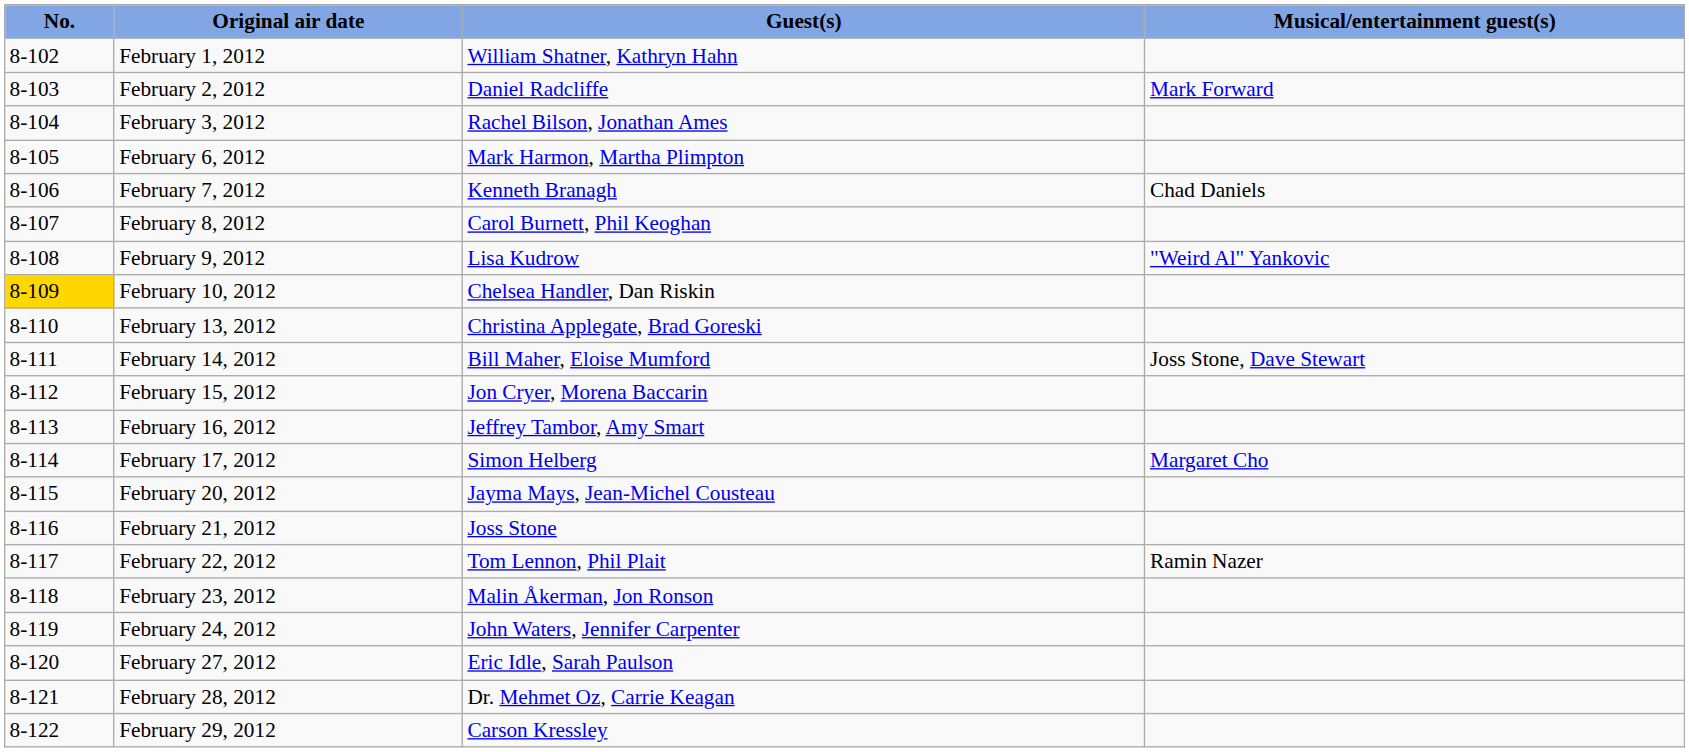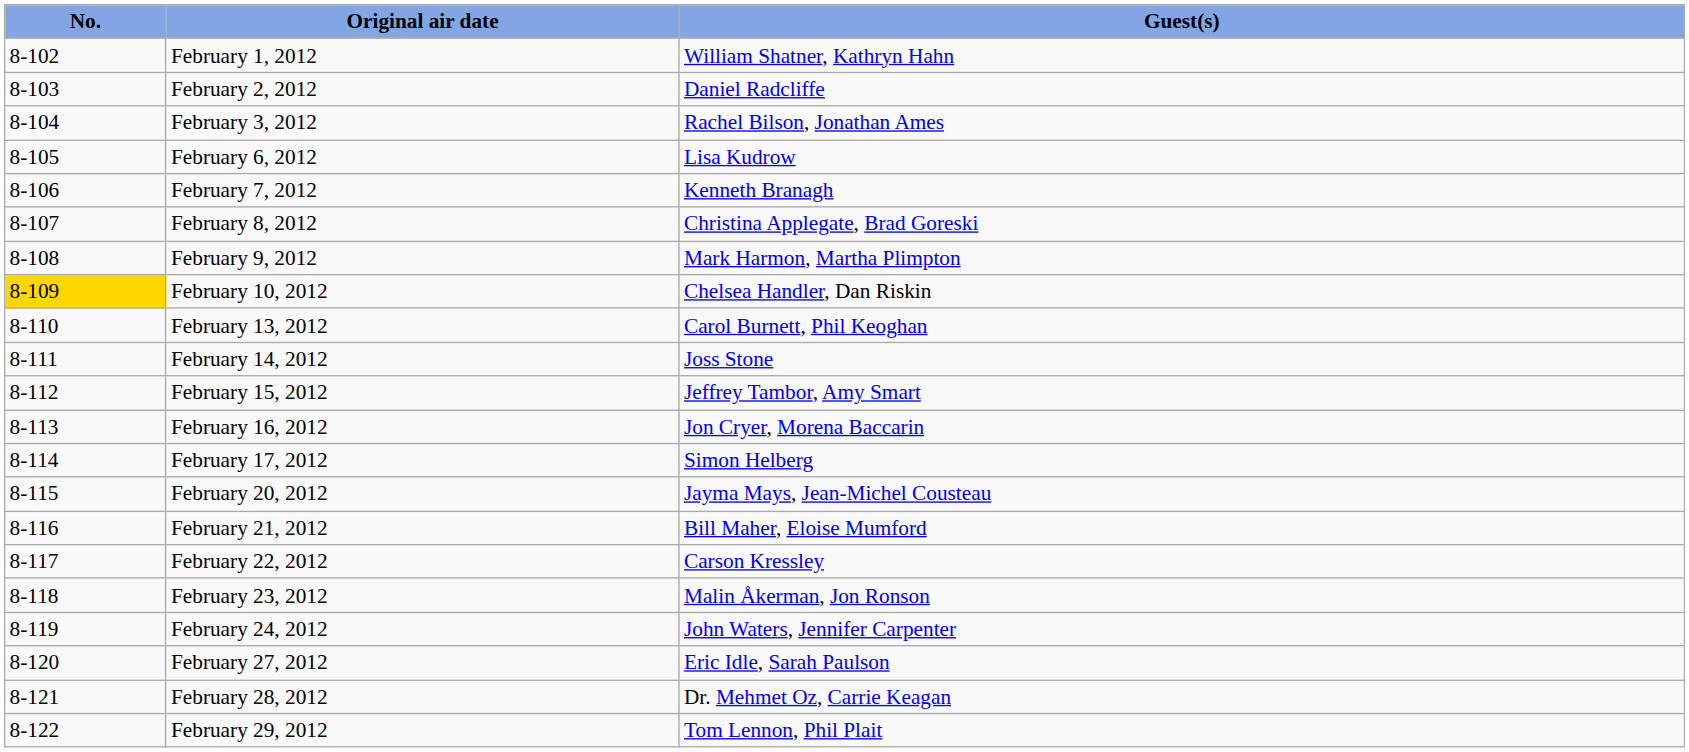- column: (1415, 21)
(606, 156) Mark Harmon, Martha Plimpton -> (740, 156) Lisa Kudrow
(589, 223) Carol Burnett, Phil Keoghan -> (831, 223) Christina Applegate, Brad Goreski
(523, 257) Lisa Kudrow -> (822, 257) Mark Harmon, Martha Plimpton
(615, 325) Christina Applegate, Brad Goreski -> (806, 325) Carol Burnett, Phil Keoghan
(589, 358) Bill Maher, Eloise Mumford -> (729, 358) Joss Stone
(588, 392) Jon Cryer, Morena Baccarin -> (802, 392) Jeffrey Tambor, Amy Smart
(586, 426) Jeffrey Tambor, Amy Smart -> (804, 426) Jon Cryer, Morena Baccarin
(512, 527) Joss Stone -> (805, 527) Bill Maher, Eloise Mumford
(567, 561) Tom Lennon, Phil Plait -> (754, 561) Carson Kressley
(537, 730) Carson Kressley -> (783, 730) Tom Lennon, Phil Plait
